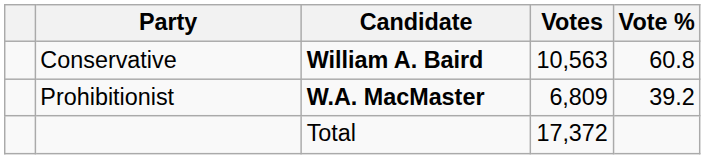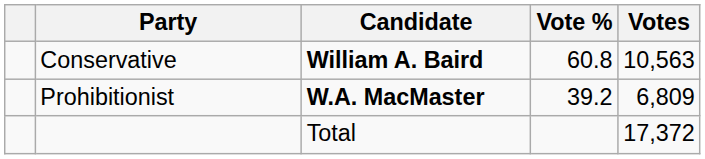columns swapped: (572, 23) <-> (657, 23)
